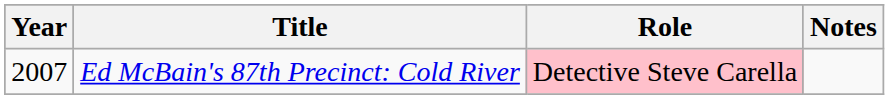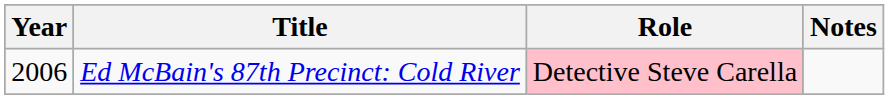(39, 71) 2007 -> (39, 71) 2006
